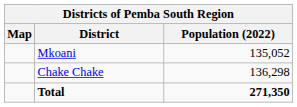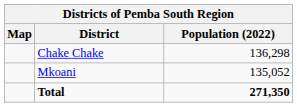rows swapped: (71, 72) <-> (57, 53)
